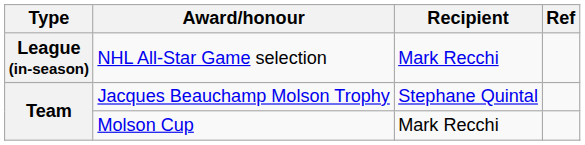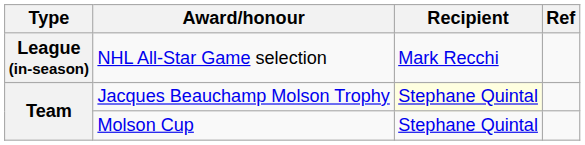(468, 96) no background -> (468, 96) lightyellow background
(448, 125) Mark Recchi -> (468, 125) Stephane Quintal
